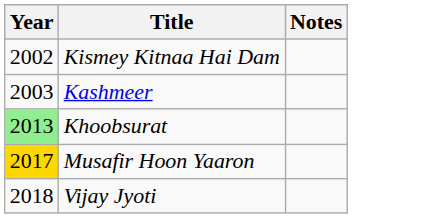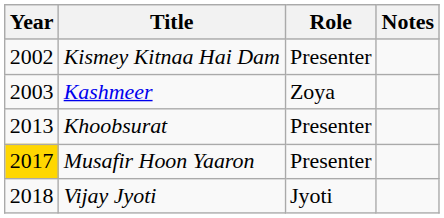+ column: (331, 21)
(32, 126) lightgreen background -> (32, 126) no background
